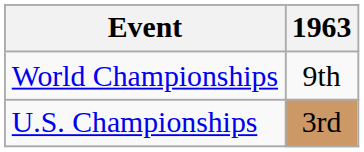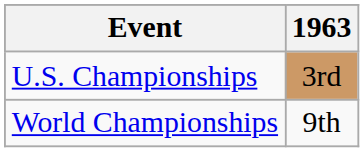rows swapped: (145, 75) <-> (135, 122)
